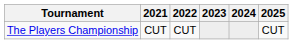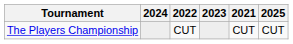columns swapped: (155, 13) <-> (244, 13)
